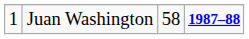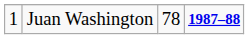(171, 19) 58 -> (171, 19) 78
